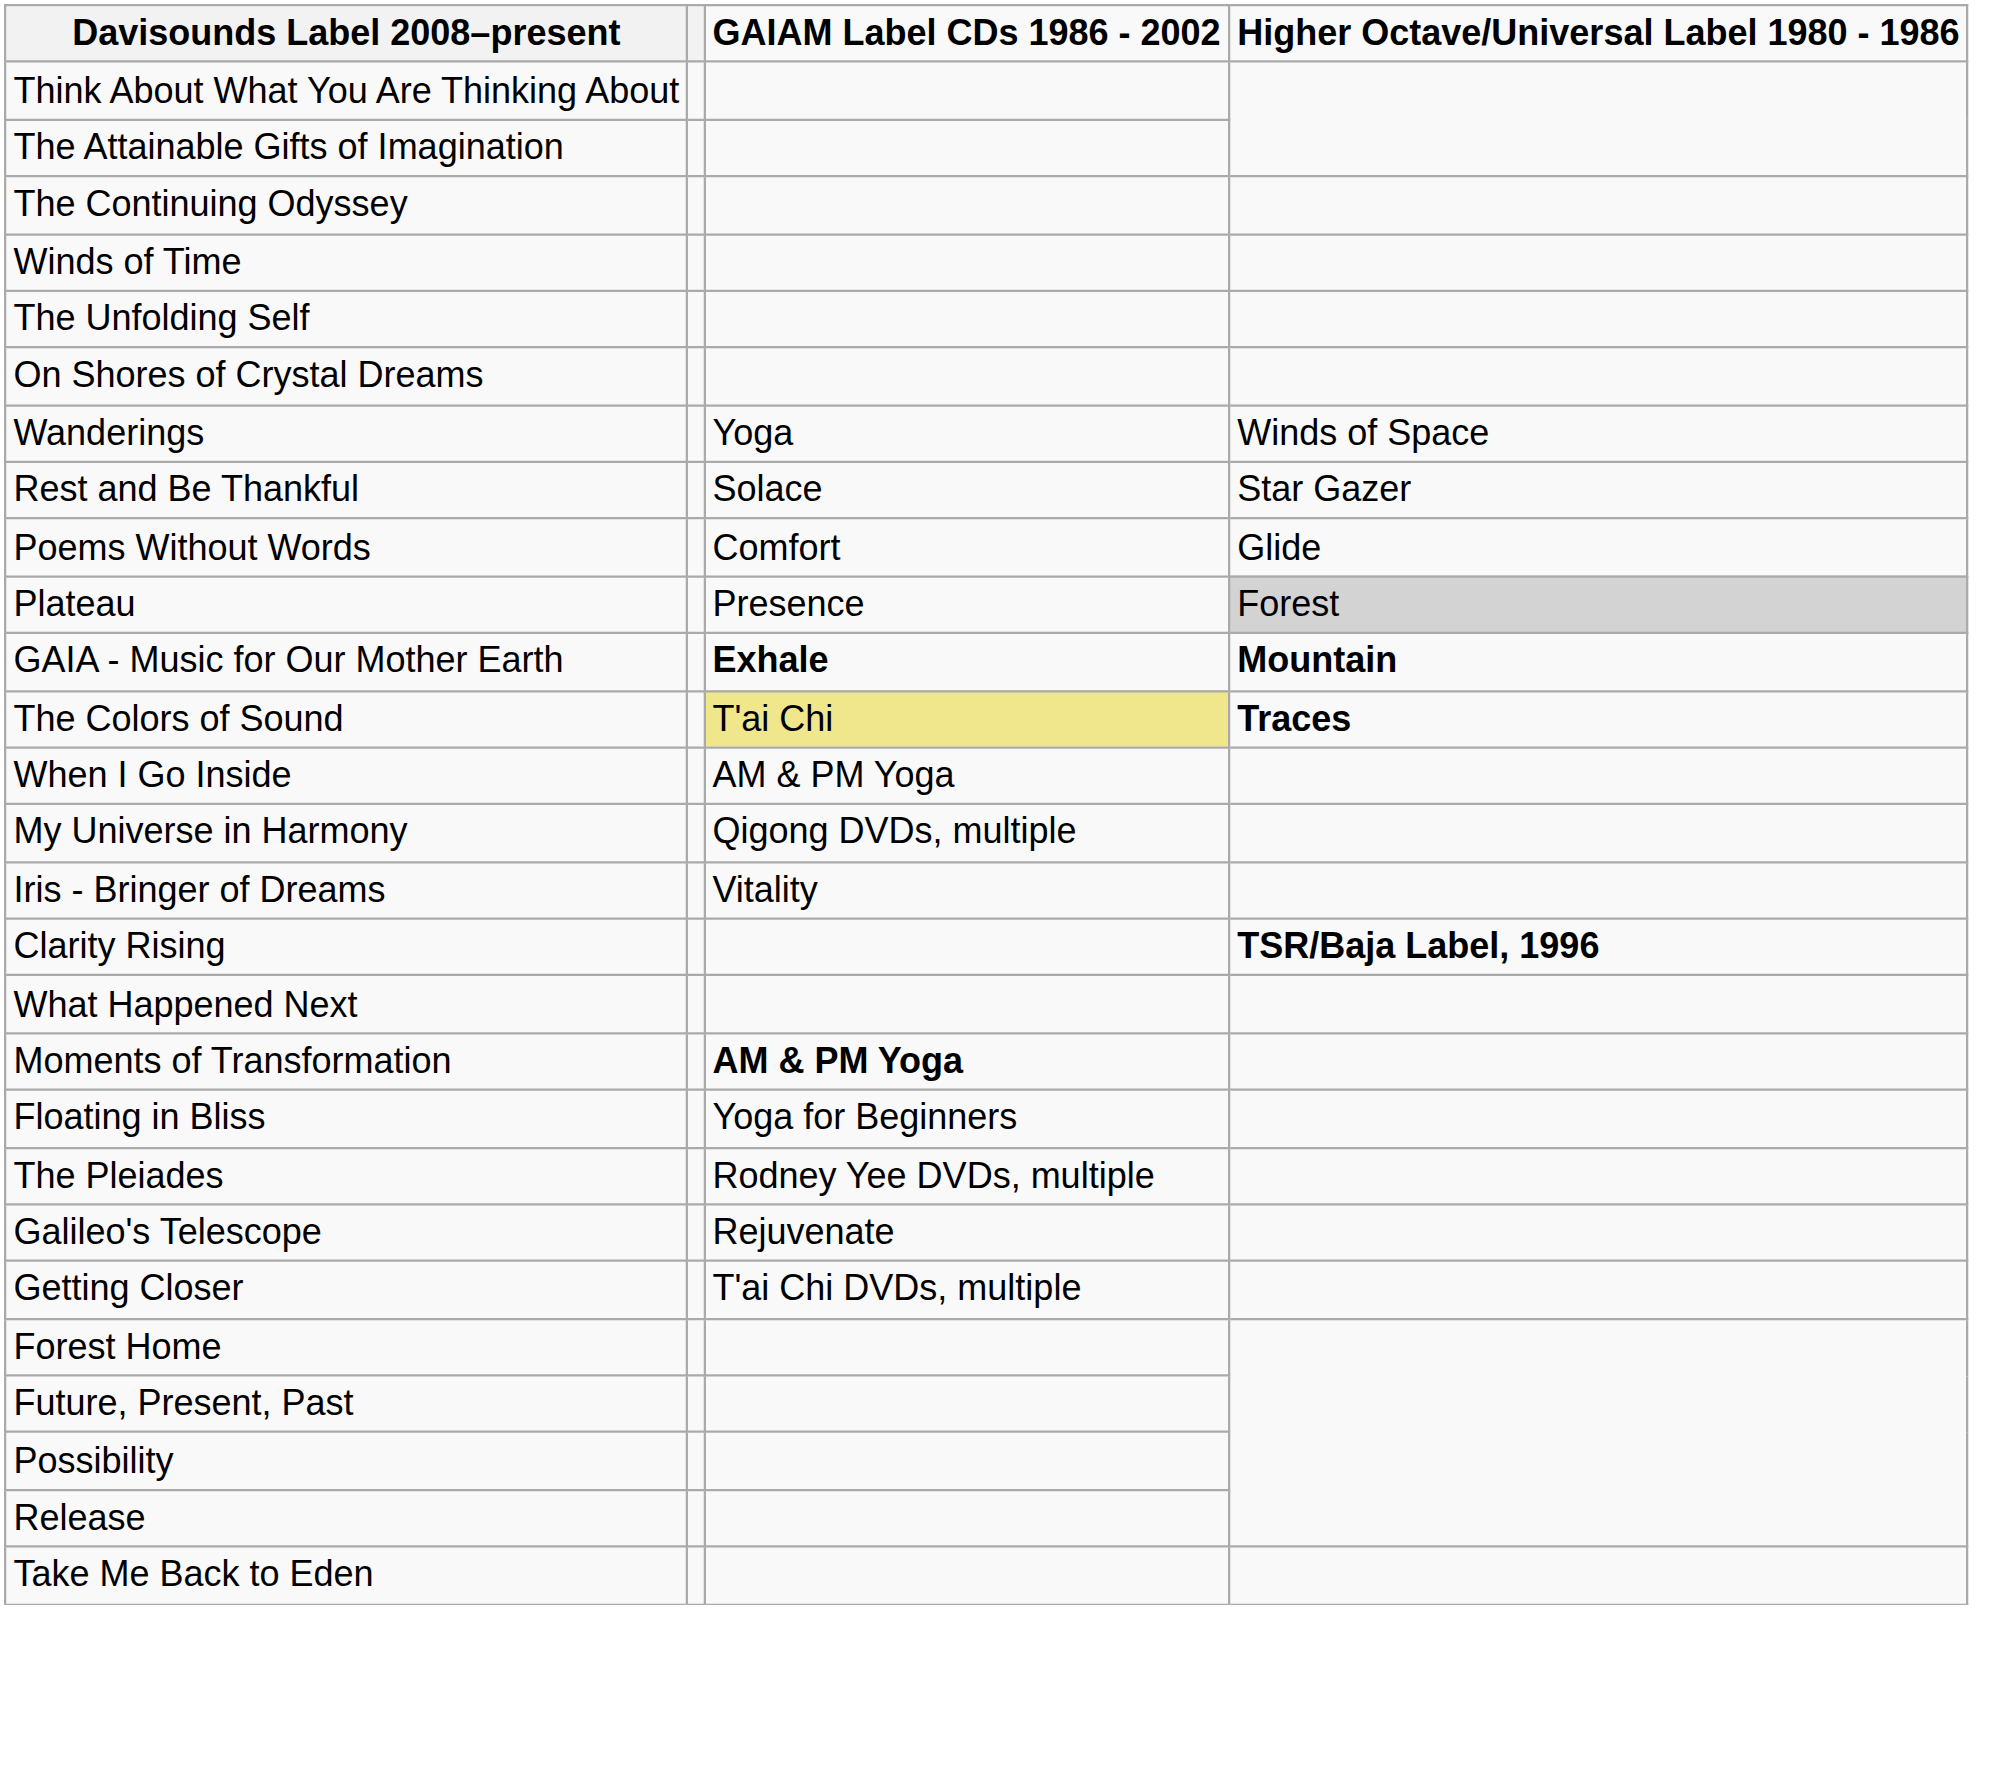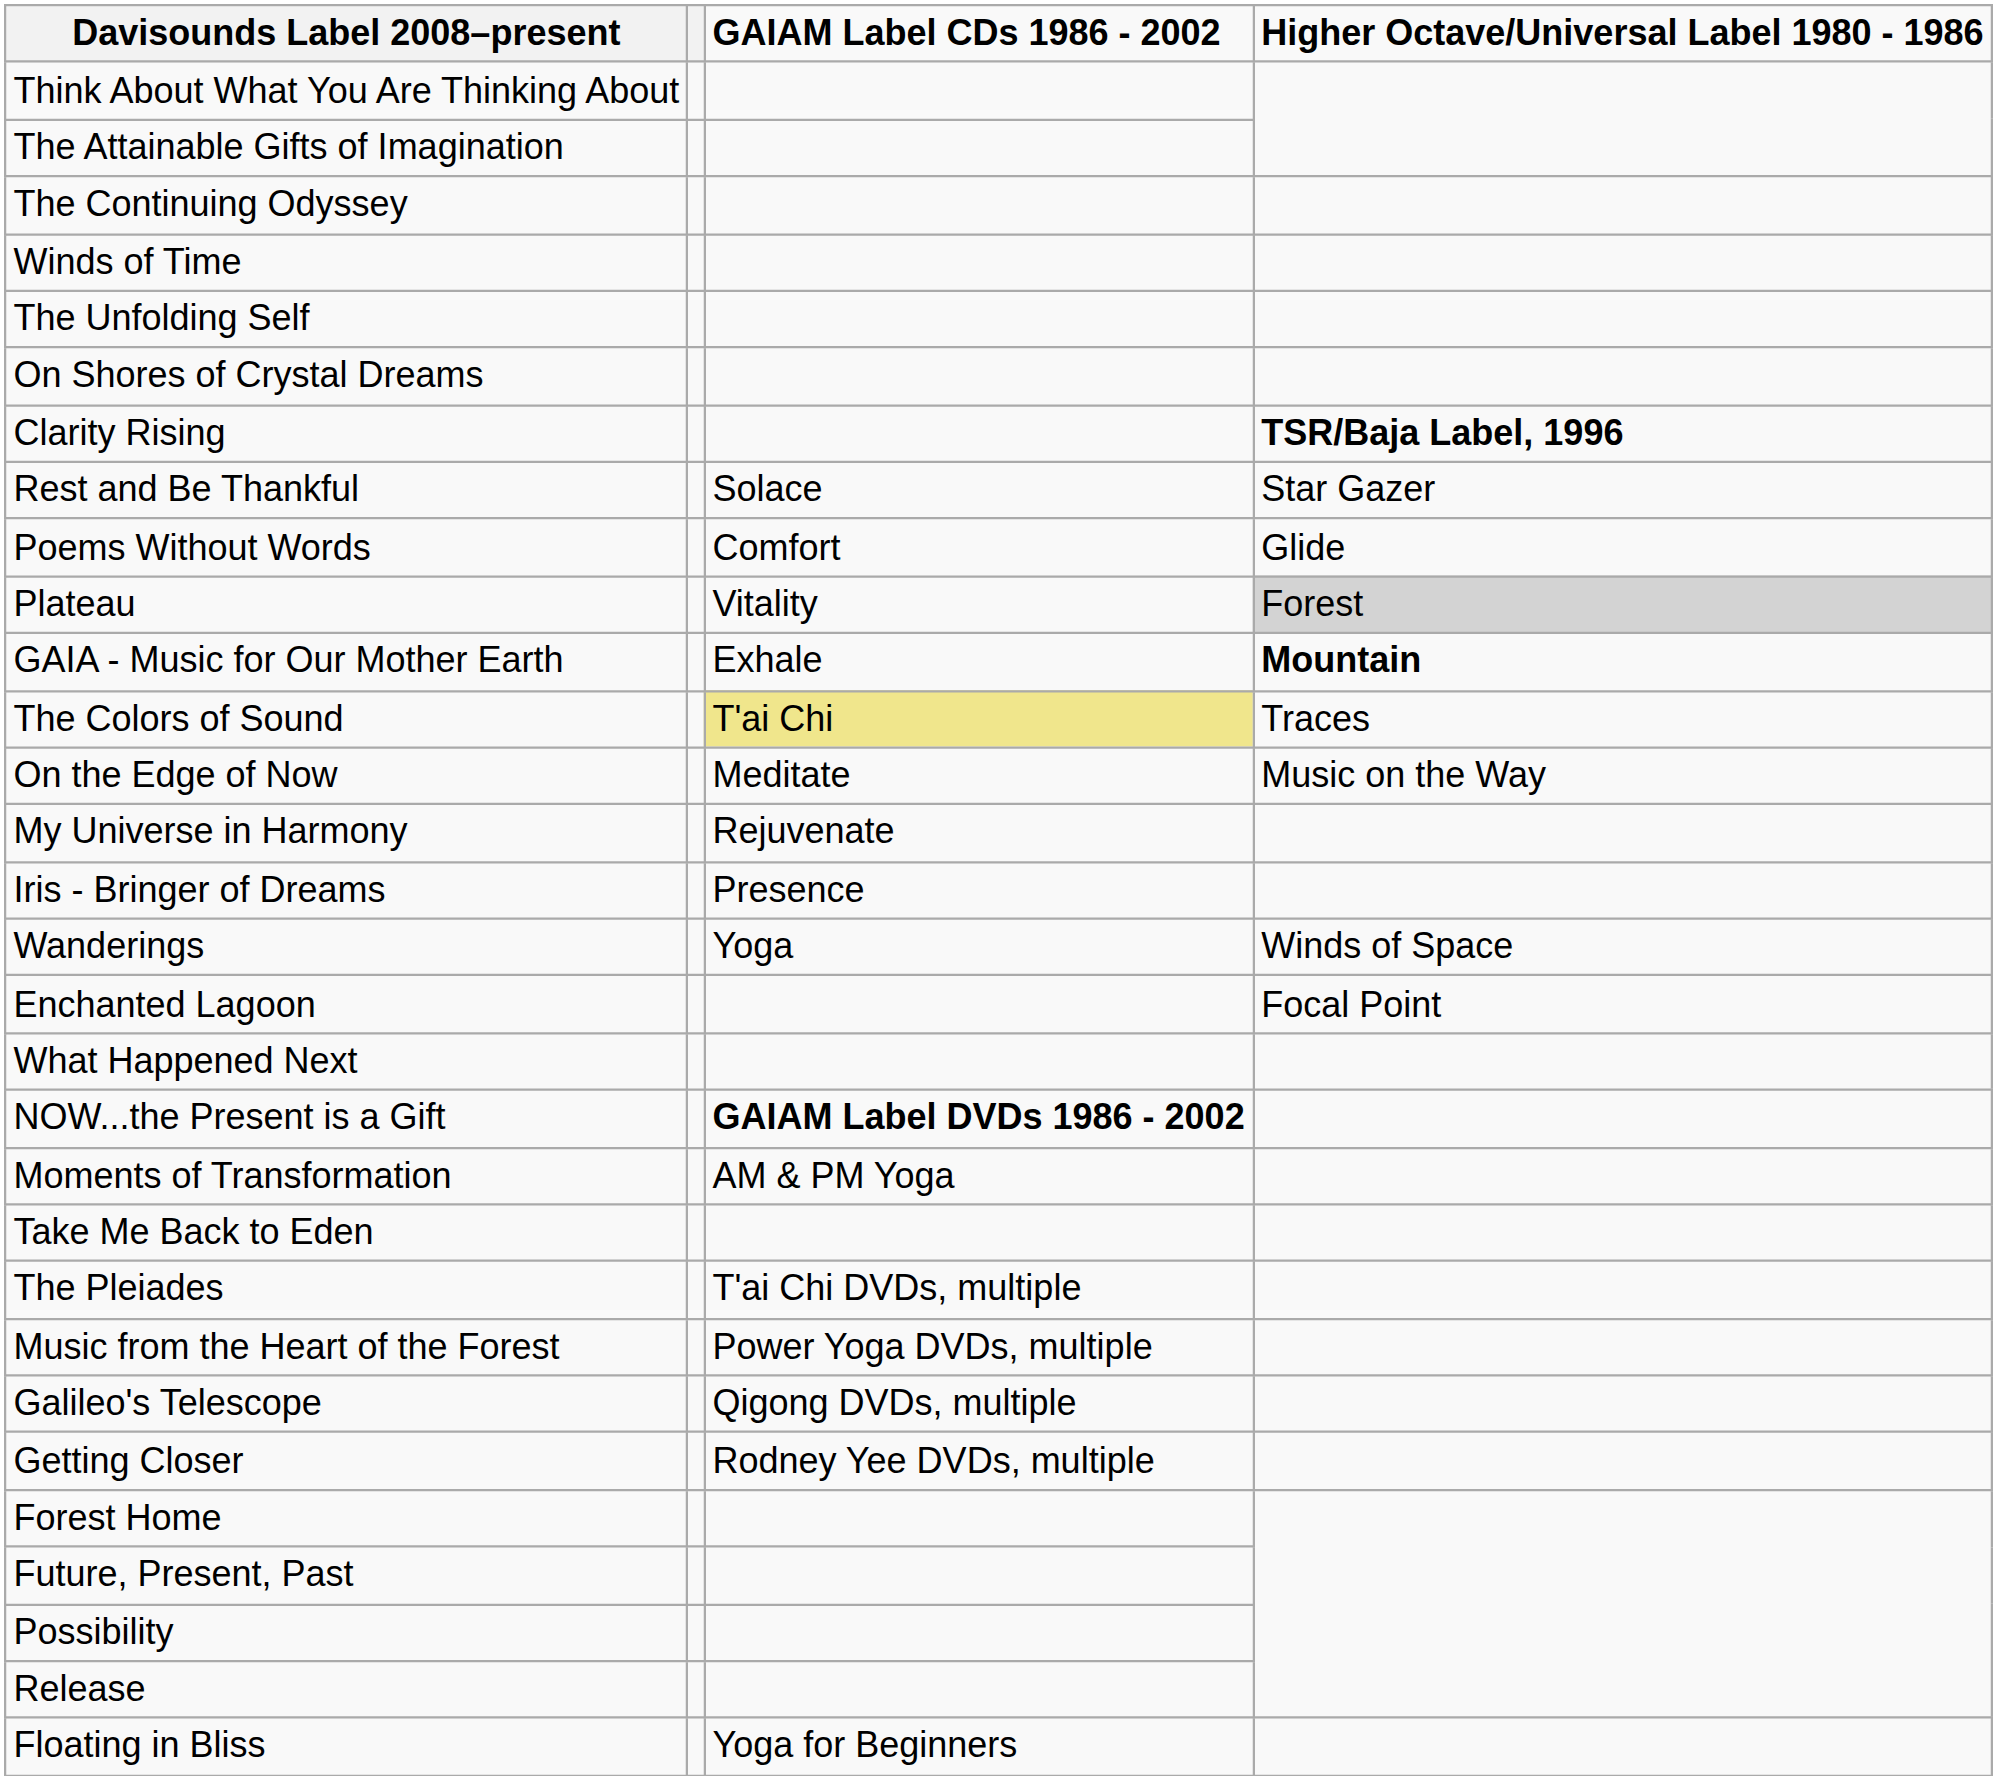rows swapped: (109, 432) <-> (119, 946)
(788, 603) Presence -> (765, 603) Vitality
(770, 661) bold -> (767, 661) normal
(1294, 718) bold -> (1316, 718) normal
+ row: (176, 775)
- row: (152, 775)
(895, 832) Qigong DVDs, multiple -> (804, 832) Rejuvenate
(765, 889) Vitality -> (788, 889) Presence
+ row: (165, 1003)
+ row: (229, 1117)
(838, 1060) bold -> (834, 1174) normal
rows swapped: (139, 1117) <-> (194, 1574)
(934, 1174) Rodney Yee DVDs, multiple -> (897, 1289) T'ai Chi DVDs, multiple
+ row: (287, 1346)
(804, 1232) Rejuvenate -> (895, 1403) Qigong DVDs, multiple
(897, 1289) T'ai Chi DVDs, multiple -> (934, 1460) Rodney Yee DVDs, multiple
